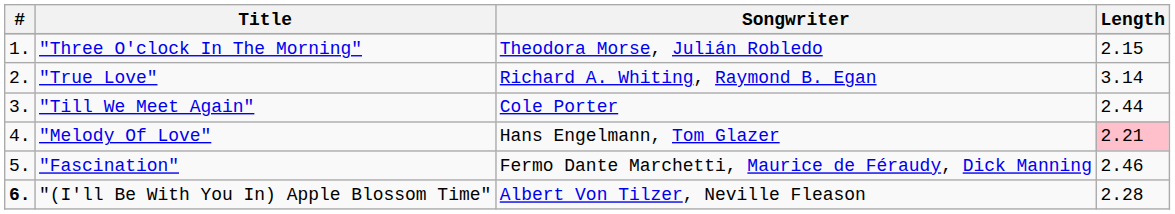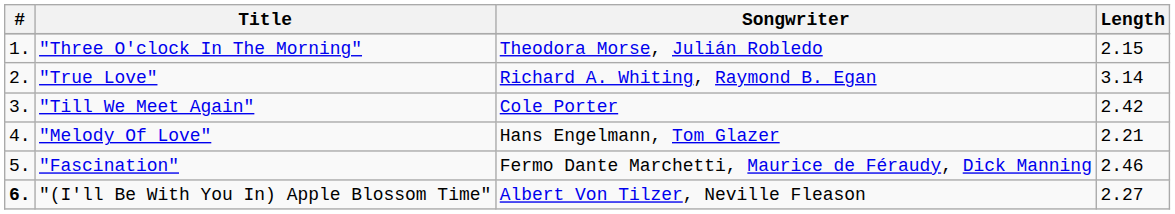(1122, 107) 2.44 -> (1122, 107) 2.42
(1122, 136) pink background -> (1122, 136) no background
(1122, 195) 2.28 -> (1122, 195) 2.27
